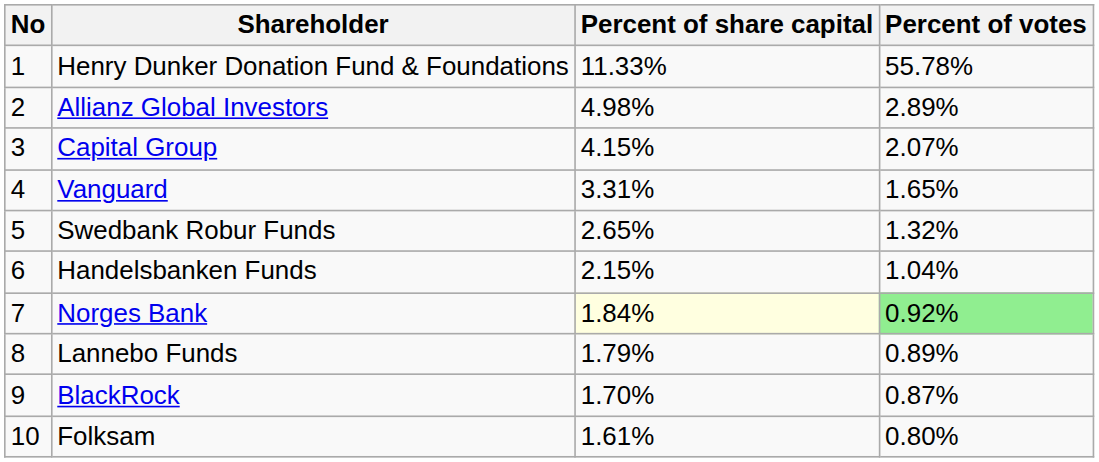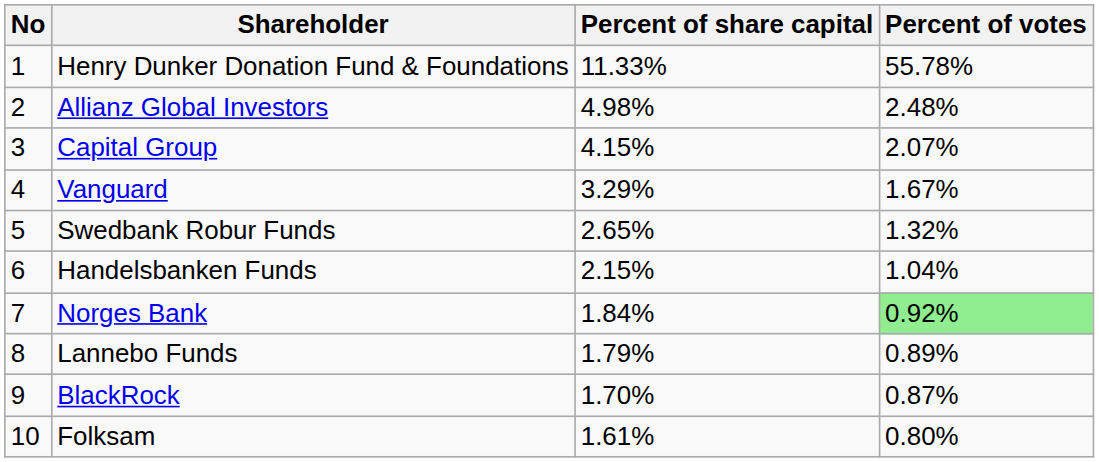(922, 107) 2.89% -> (922, 107) 2.48%
(617, 189) 3.31% -> (617, 189) 3.29%
(922, 189) 1.65% -> (922, 189) 1.67%
(617, 312) lightyellow background -> (617, 312) no background
